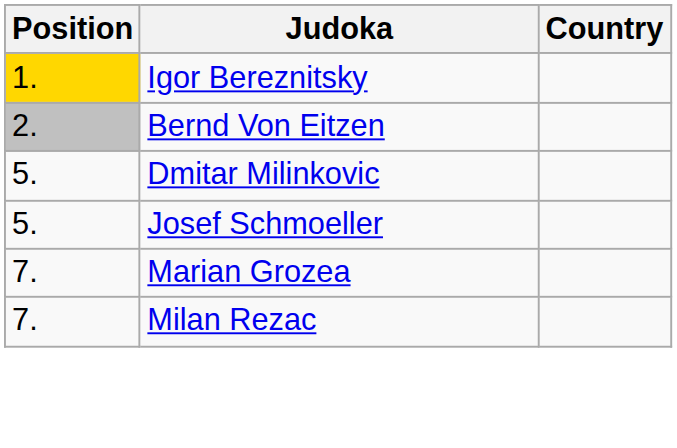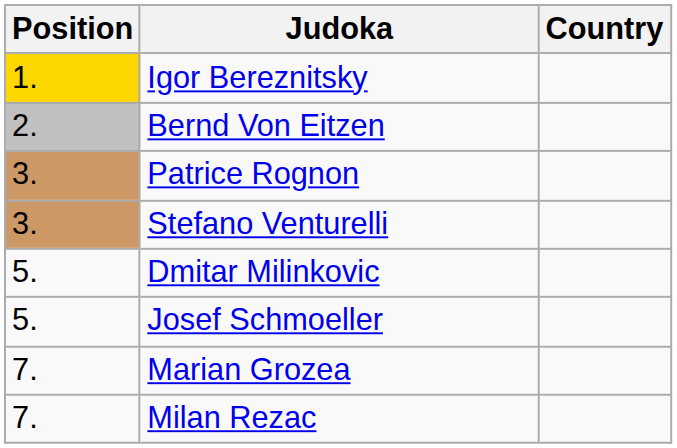+ row: (253, 175)
+ row: (268, 223)
